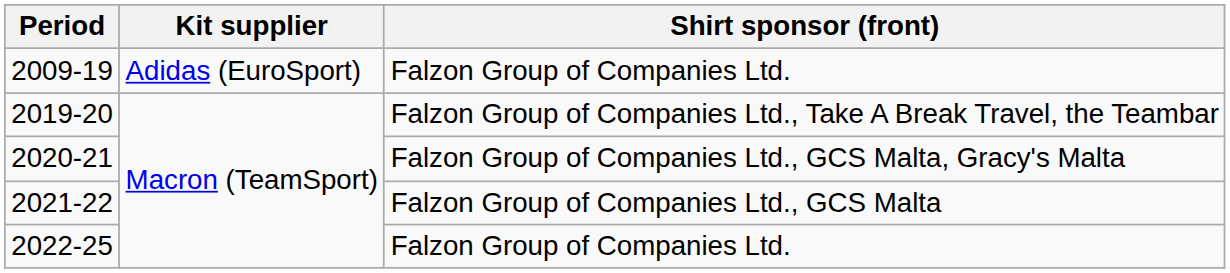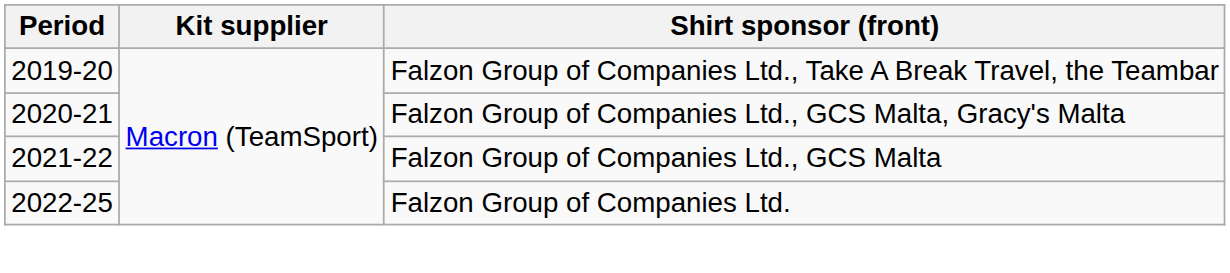- row: (62, 70)
